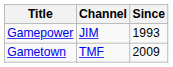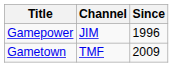(146, 33) 1993 -> (146, 33) 1996
